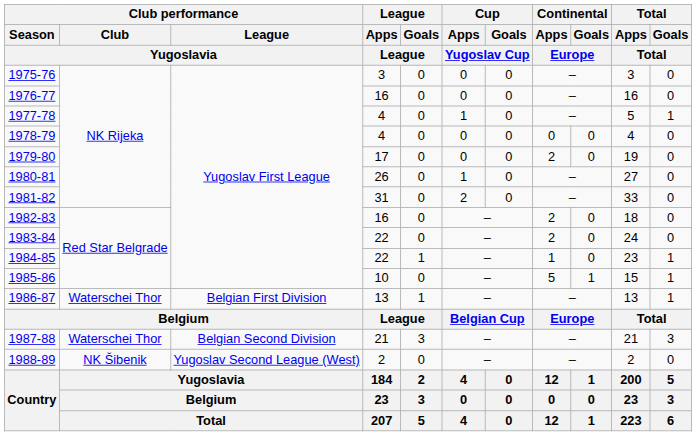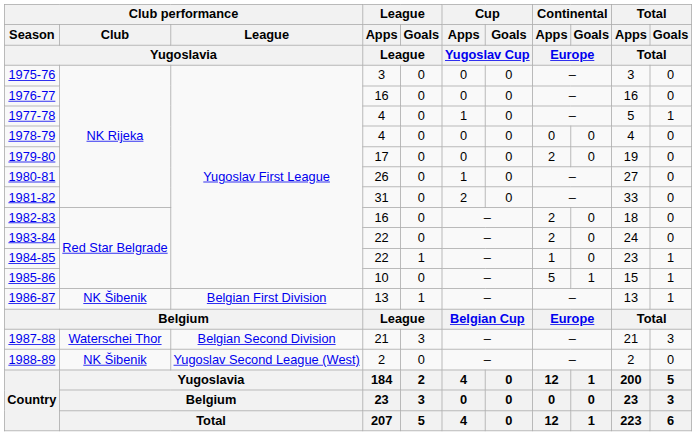(115, 298) Waterschei Thor -> (115, 298) NK Šibenik
